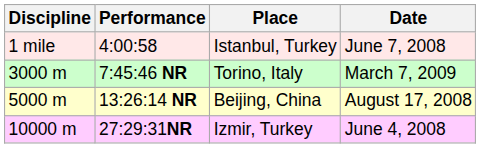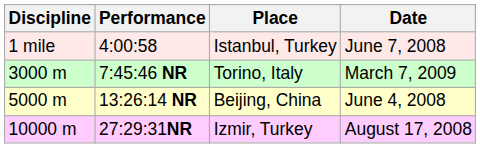(408, 101) August 17, 2008 -> (395, 101) June 4, 2008
(395, 128) June 4, 2008 -> (408, 128) August 17, 2008
